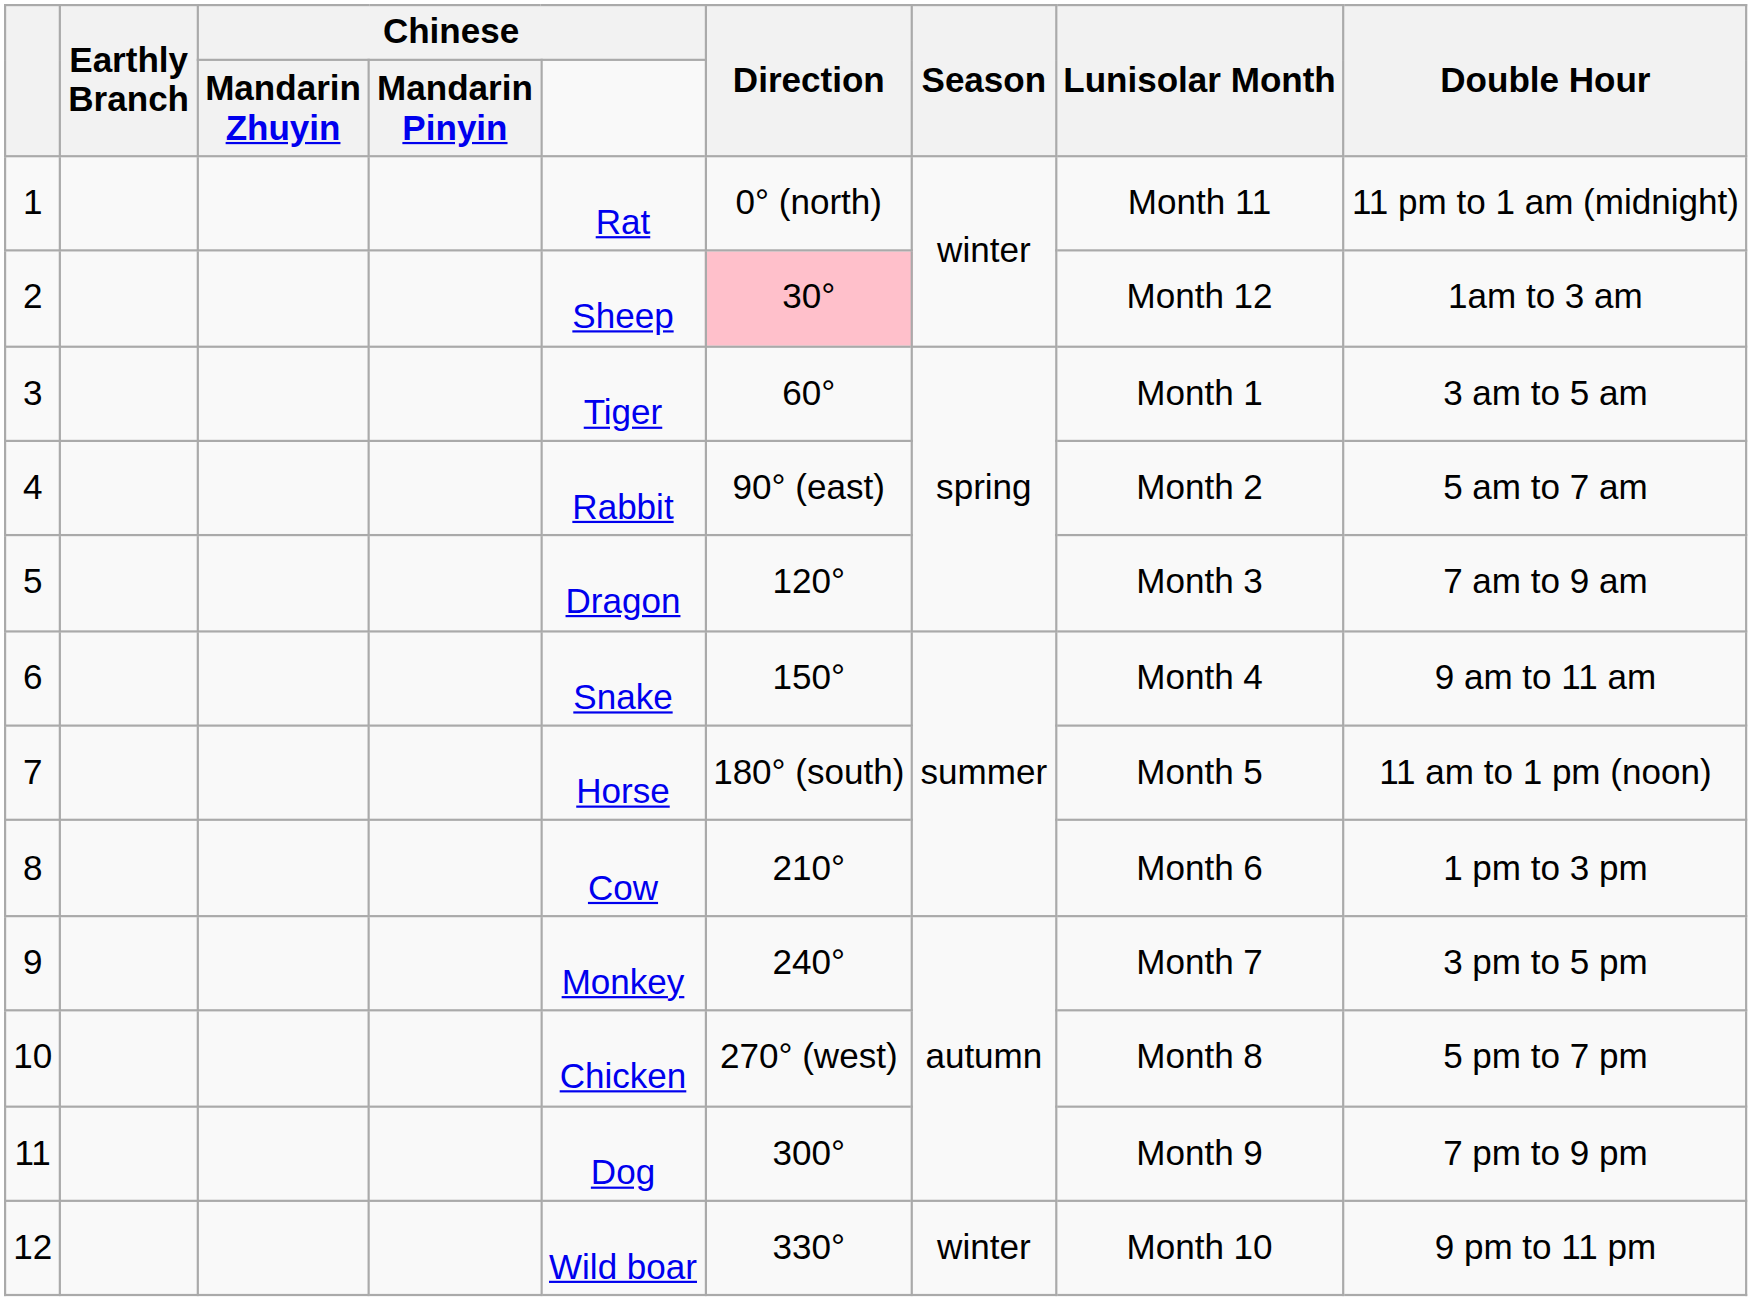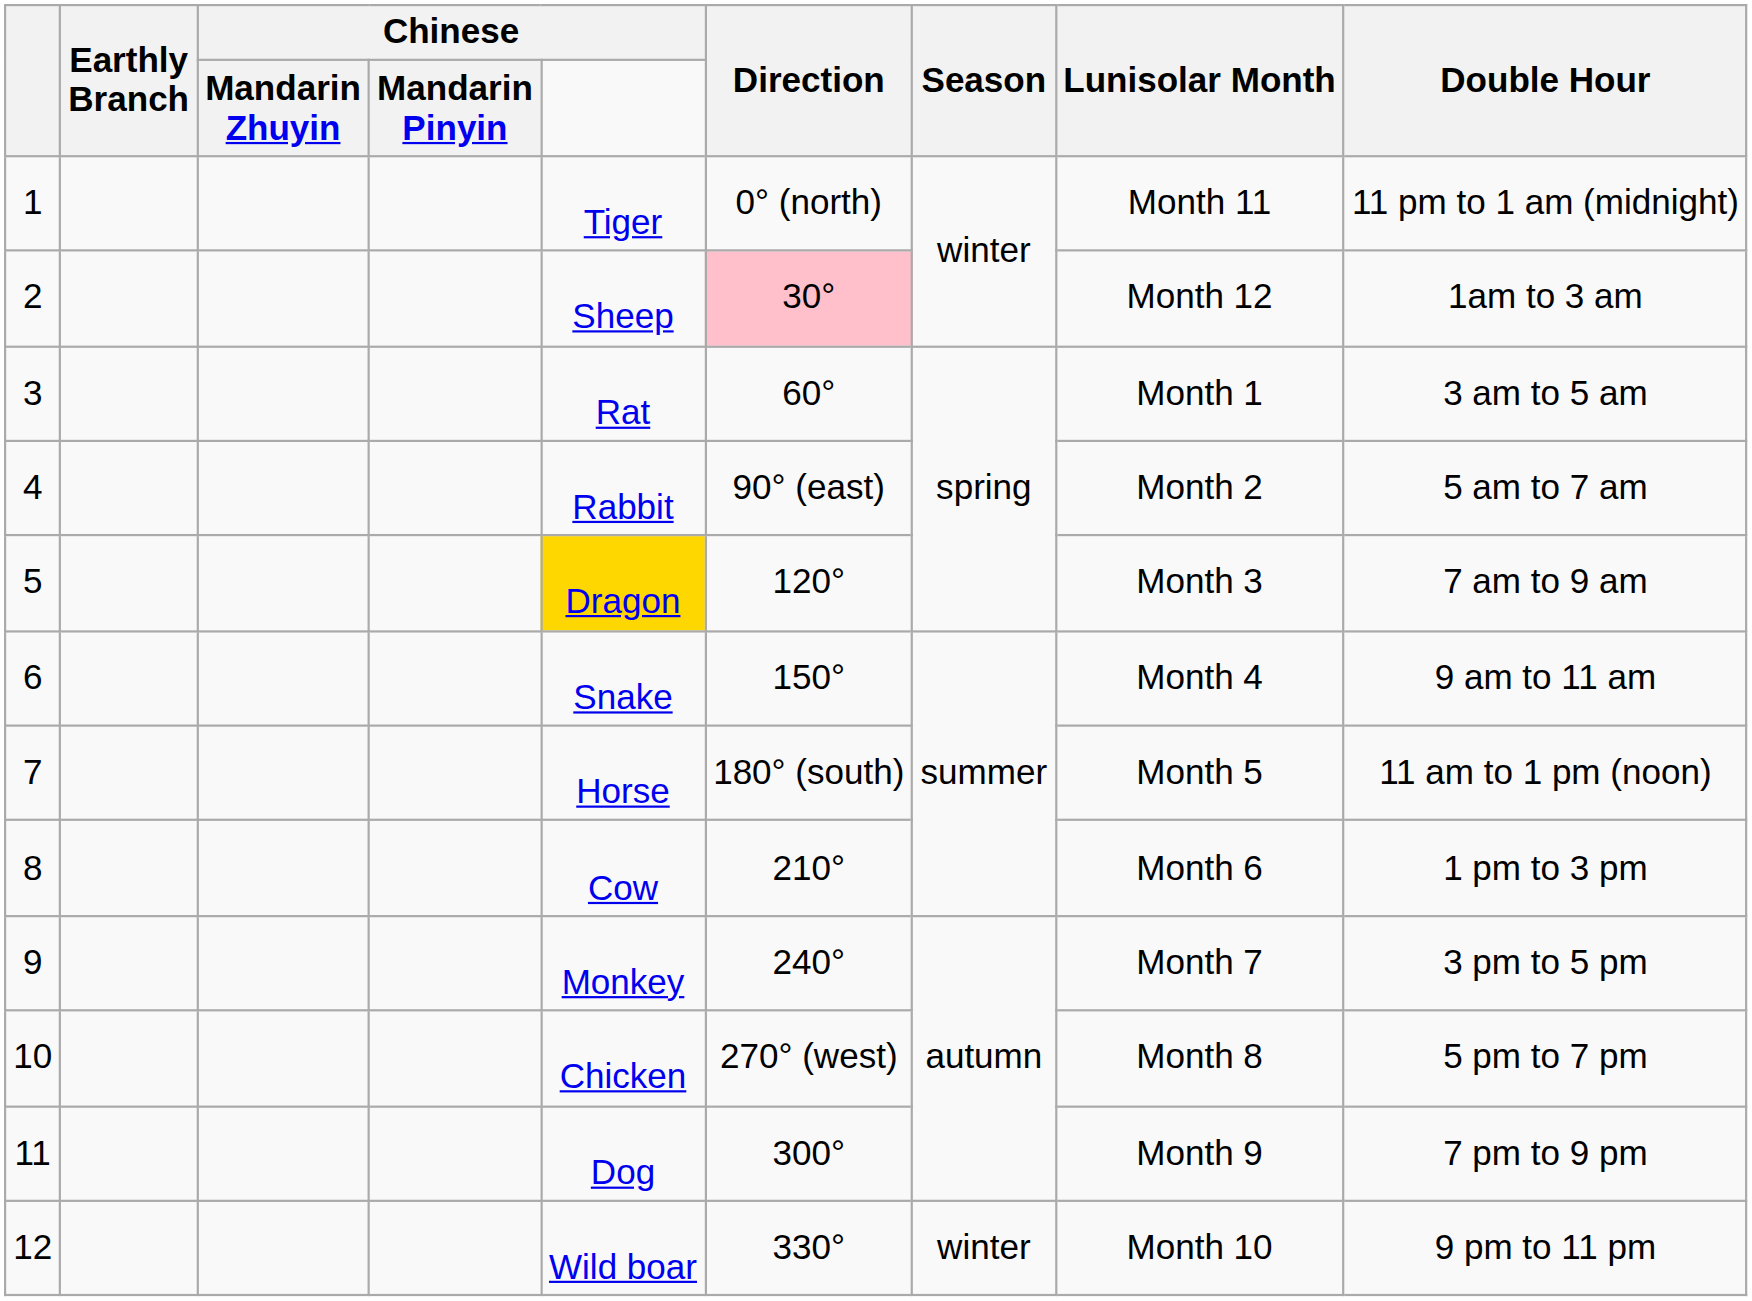(623, 222) Rat -> (623, 222) Tiger
(623, 412) Tiger -> (623, 412) Rat
(623, 602) no background -> (623, 602) gold background
